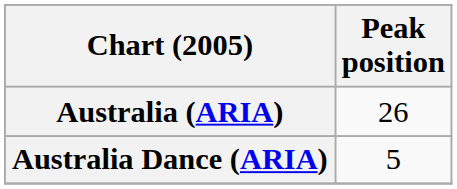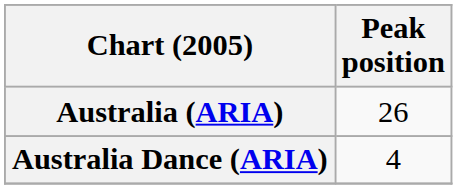(393, 159) 5 -> (393, 159) 4
